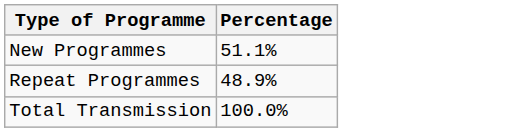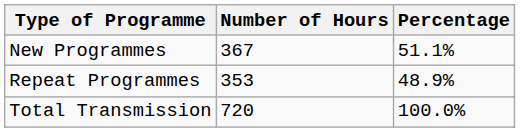+ column: (305, 20)
